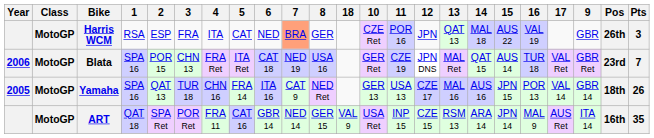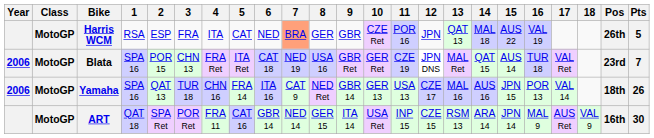columns swapped: (588, 12) <-> (348, 12)
(639, 35) 3 -> (639, 35) 5
(18, 91) 2005 -> (18, 91) 2006
(639, 119) 35 -> (639, 119) 30
